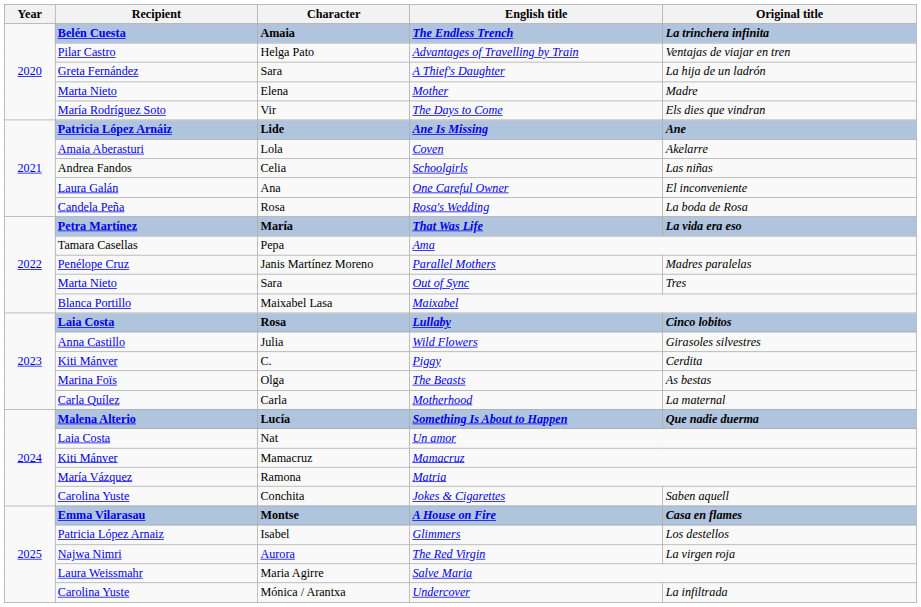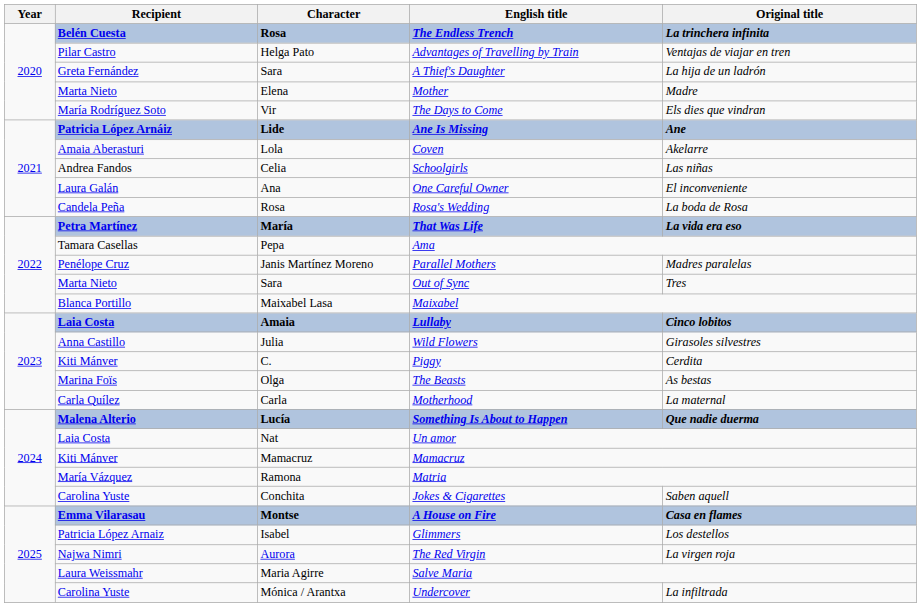(278, 33) Amaia -> (273, 33) Rosa
(273, 322) Rosa -> (278, 322) Amaia
